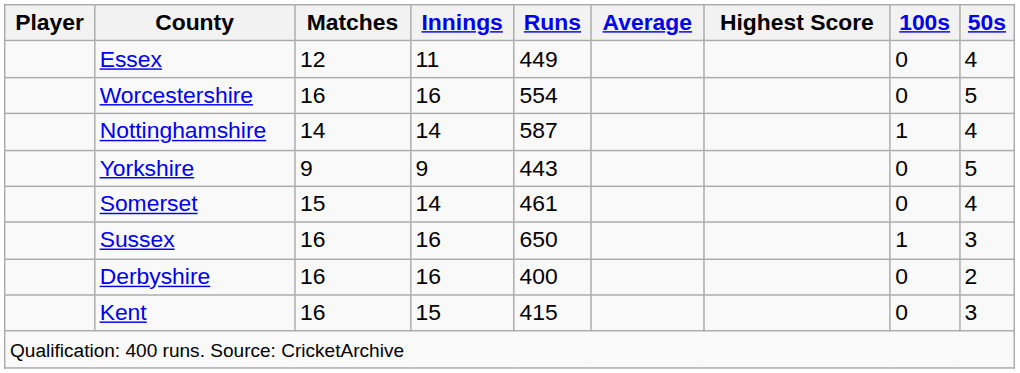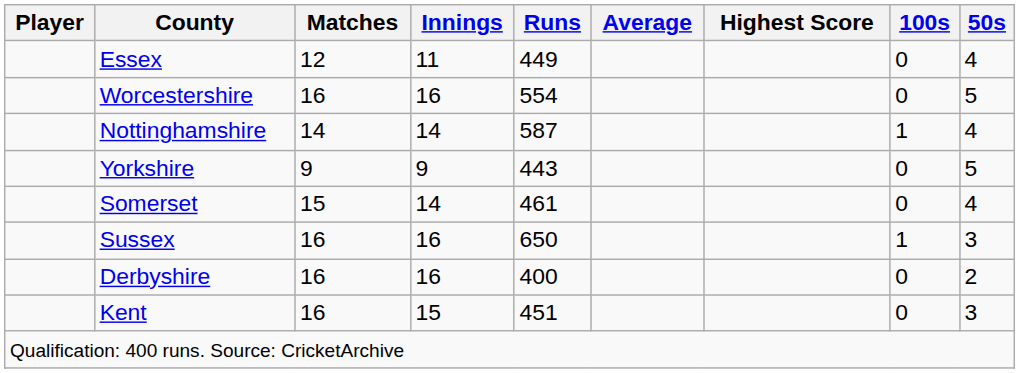(539, 312) 415 -> (539, 312) 451
